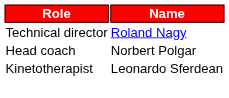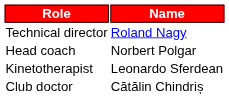+ row: (39, 86)
